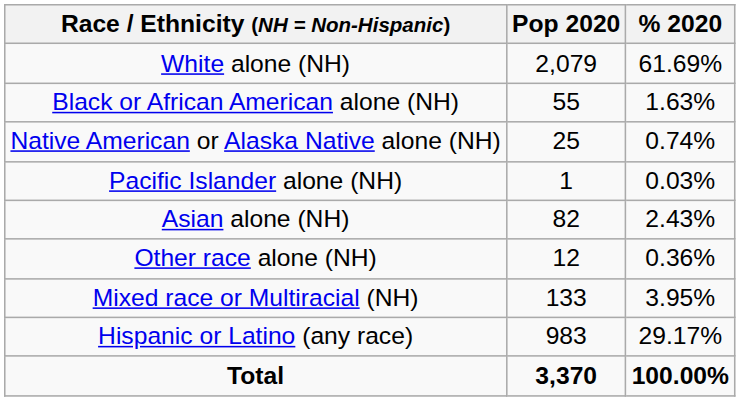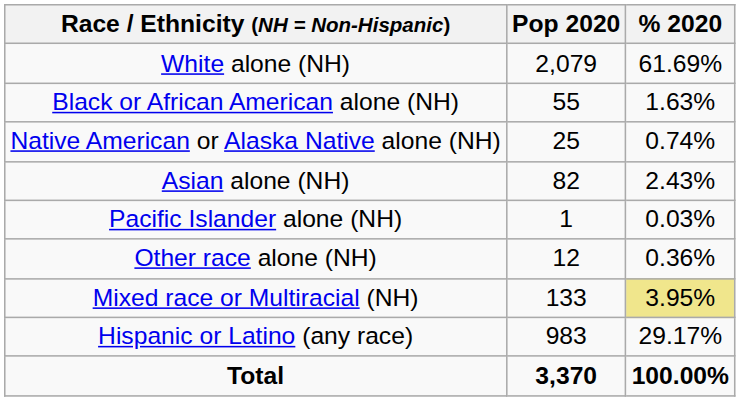rows swapped: (256, 219) <-> (256, 180)
(680, 297) no background -> (680, 297) khaki background
